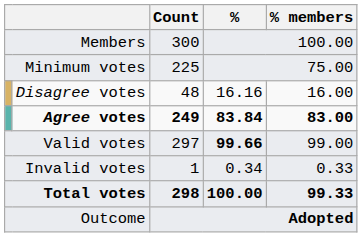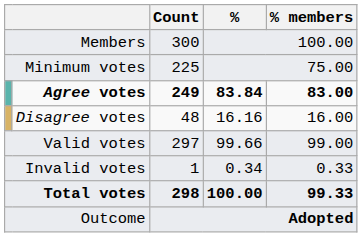rows swapped: (95, 118) <-> (81, 93)
(239, 143) bold -> (239, 143) normal
